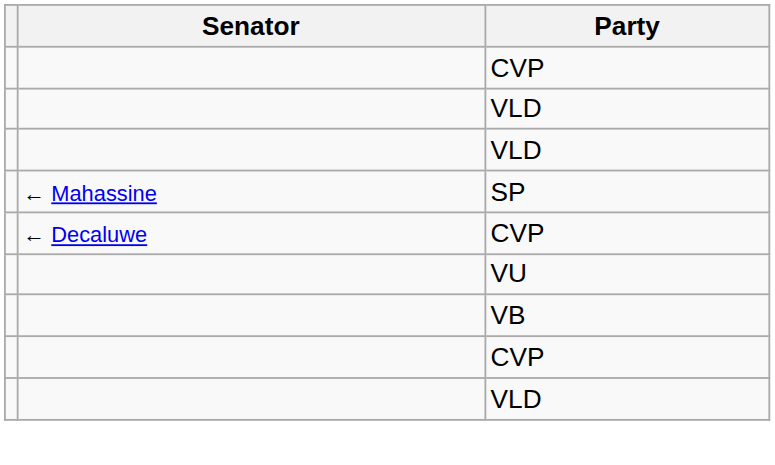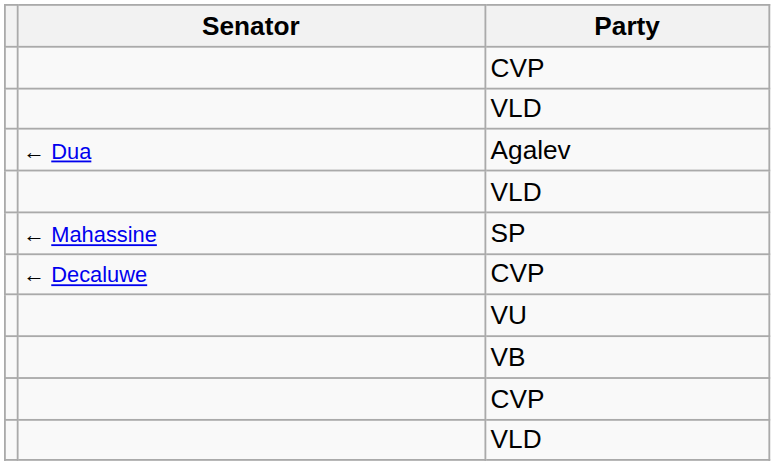+ row: (57, 152)
